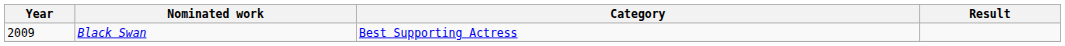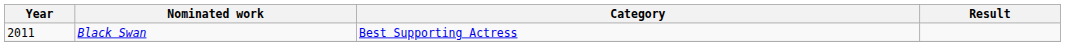(21, 32) 2009 -> (21, 32) 2011
